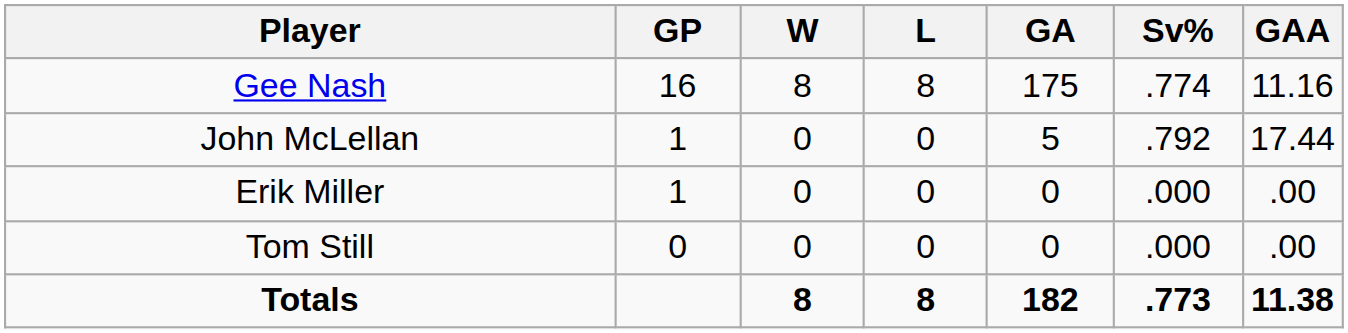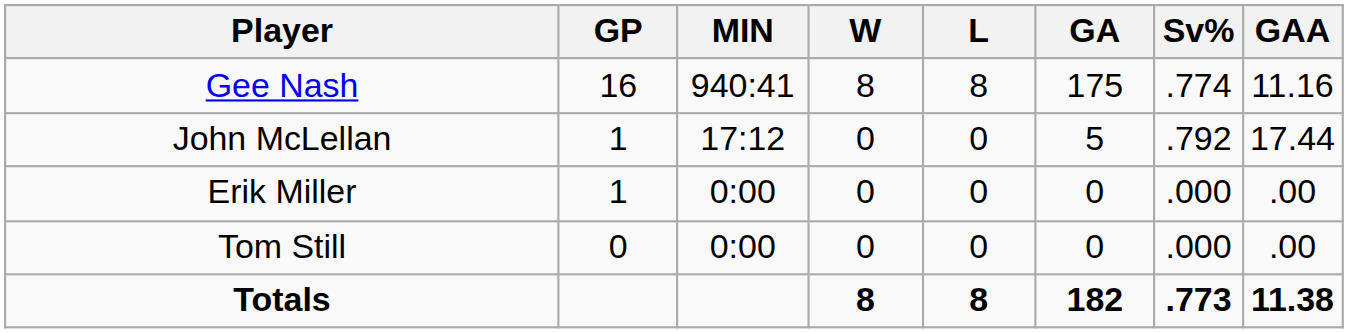+ column: (743, 31)
